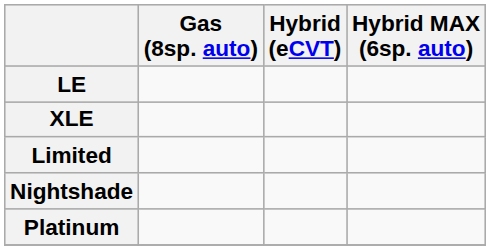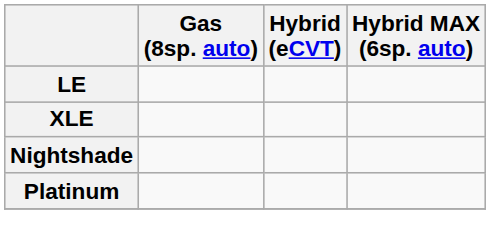- row: (72, 155)
